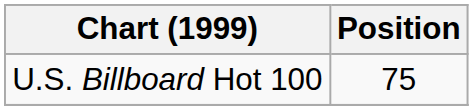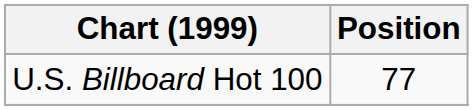(399, 79) 75 -> (399, 79) 77
